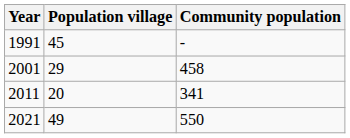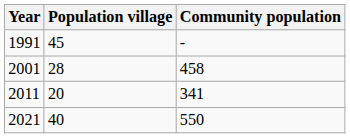(56, 68) 29 -> (56, 68) 28
(56, 119) 49 -> (56, 119) 40
